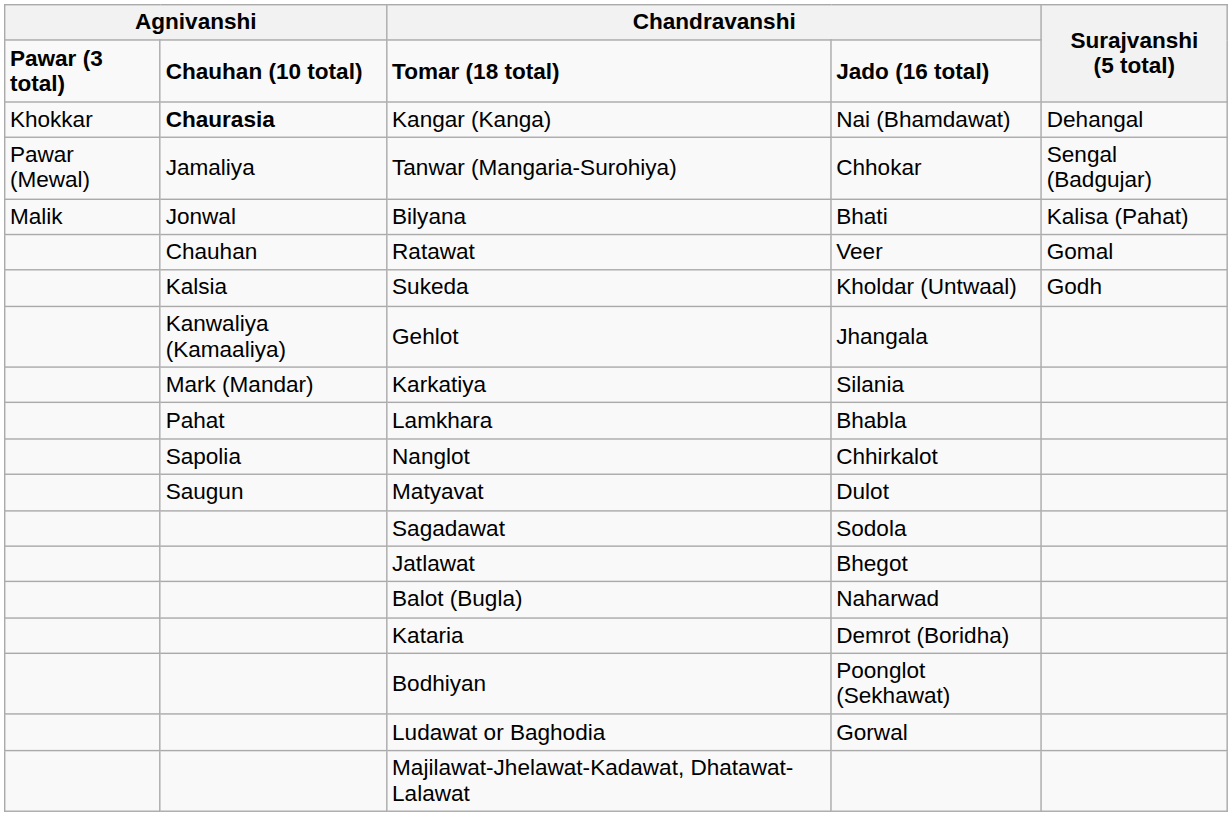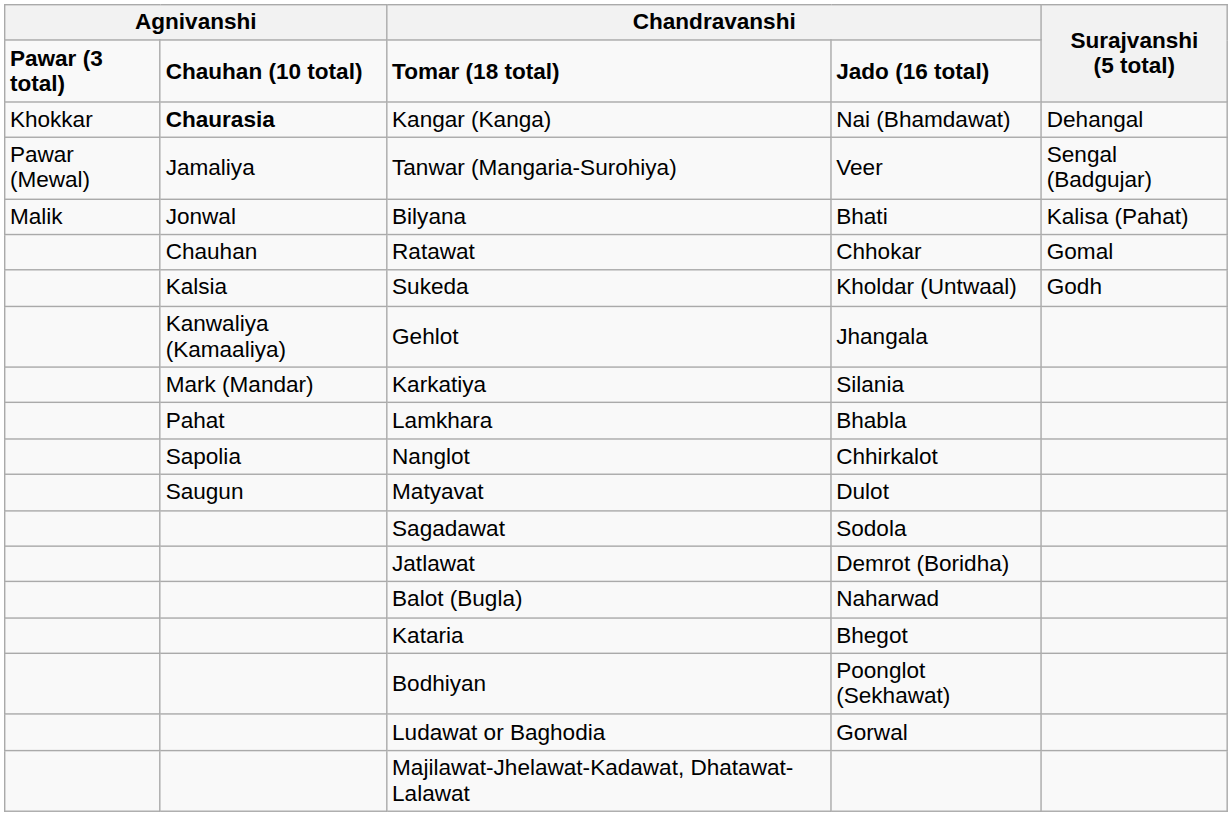(879, 167) Chhokar -> (859, 167) Veer
(859, 252) Veer -> (879, 252) Chhokar
(872, 563) Bhegot -> (923, 563) Demrot (Boridha)
(923, 635) Demrot (Boridha) -> (872, 635) Bhegot
